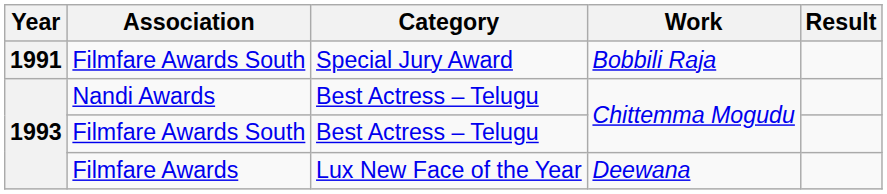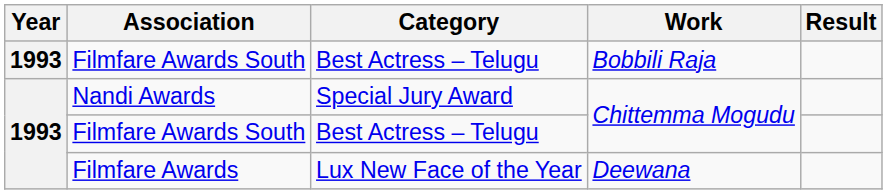(36, 59) 1991 -> (36, 59) 1993
(414, 59) Special Jury Award -> (427, 59) Best Actress – Telugu
(427, 96) Best Actress – Telugu -> (414, 96) Special Jury Award
